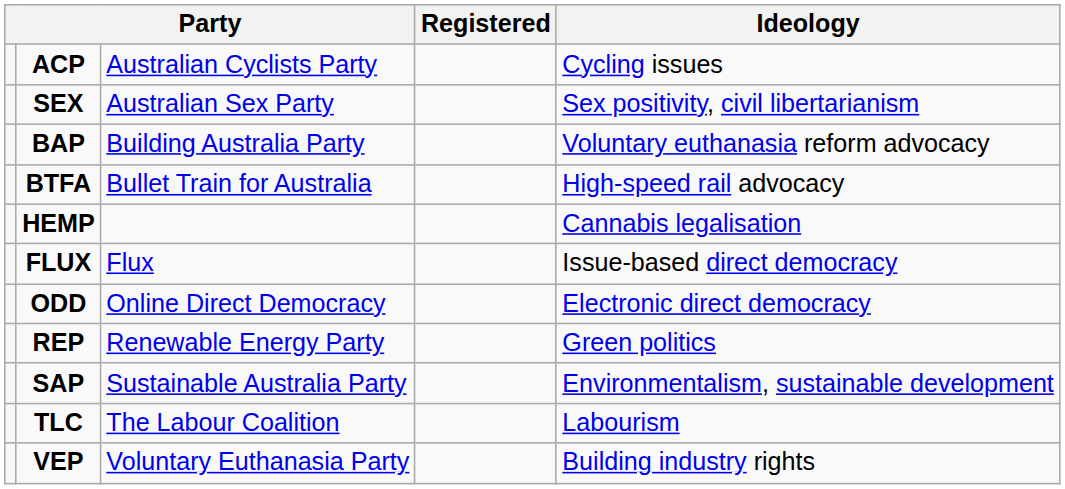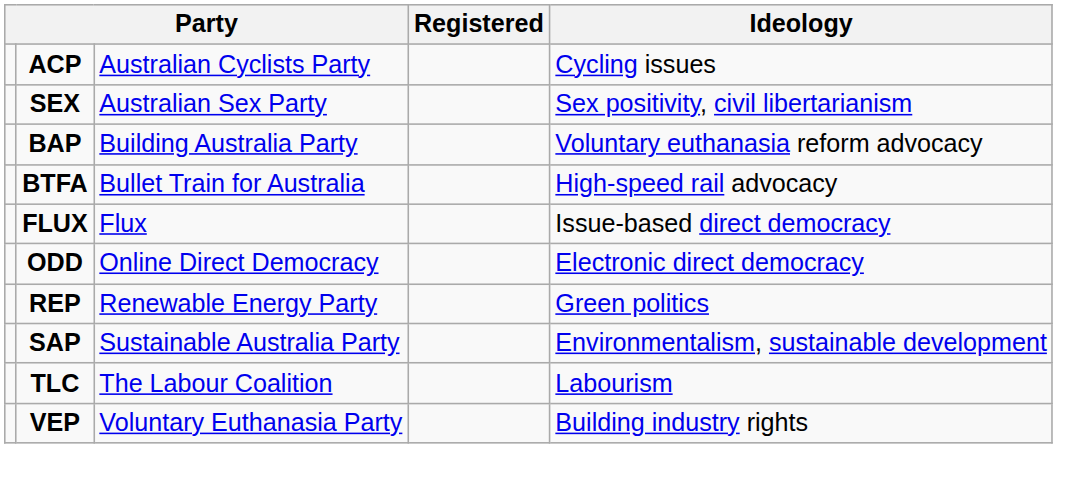- row: (58, 223)
